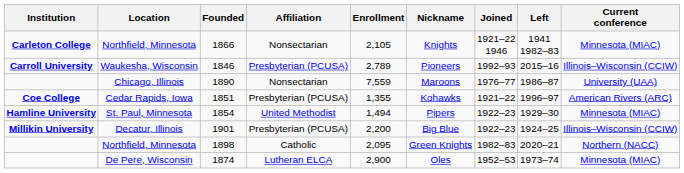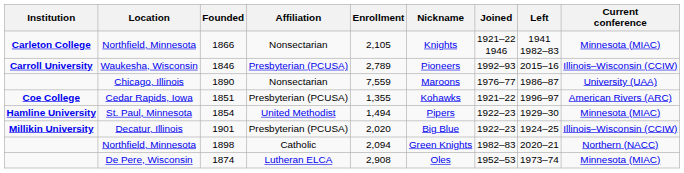(378, 129) 2,200 -> (378, 129) 2,020
(378, 144) 2,095 -> (378, 144) 2,094
(378, 160) 2,900 -> (378, 160) 2,908
